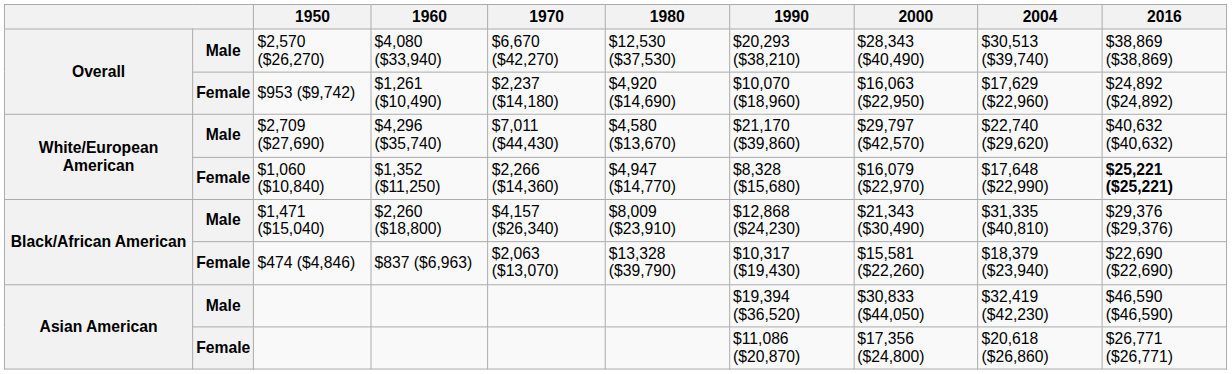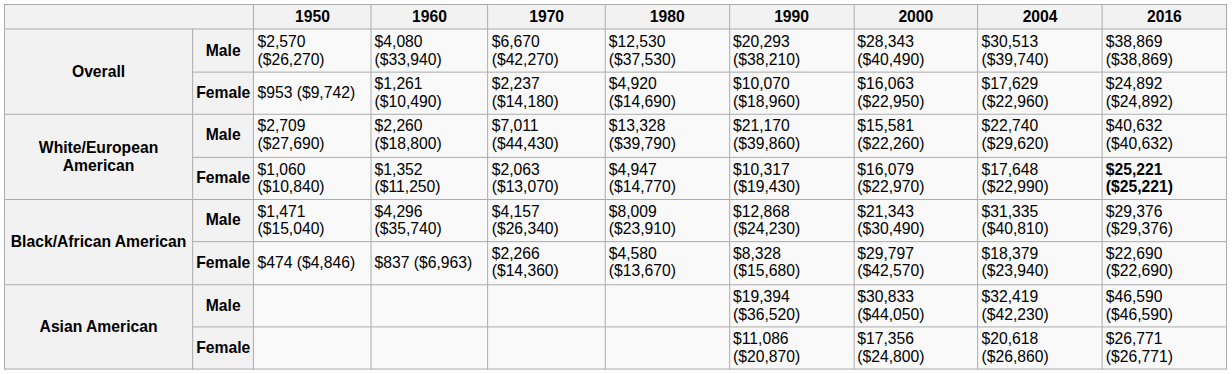(408, 135) $4,296 ($35,740) -> (408, 135) $2,260 ($18,800)
(642, 135) $4,580 ($13,670) -> (642, 135) $13,328 ($39,790)
(891, 135) $29,797 ($42,570) -> (891, 135) $15,581 ($22,260)
(525, 178) $2,266 ($14,360) -> (525, 178) $2,063 ($13,070)
(767, 178) $8,328 ($15,680) -> (767, 178) $10,317 ($19,430)
(408, 220) $2,260 ($18,800) -> (408, 220) $4,296 ($35,740)
(525, 263) $2,063 ($13,070) -> (525, 263) $2,266 ($14,360)
(642, 263) $13,328 ($39,790) -> (642, 263) $4,580 ($13,670)
(767, 263) $10,317 ($19,430) -> (767, 263) $8,328 ($15,680)
(891, 263) $15,581 ($22,260) -> (891, 263) $29,797 ($42,570)
